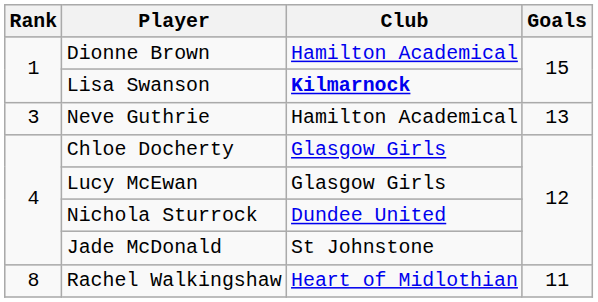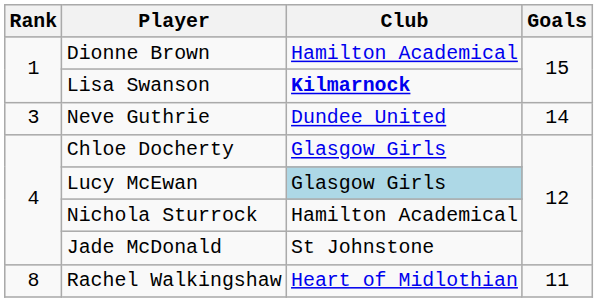(404, 118) Hamilton Academical -> (369, 118) Dundee United
(557, 118) 13 -> (557, 118) 14
(369, 183) no background -> (369, 183) lightblue background
(369, 215) Dundee United -> (404, 215) Hamilton Academical
